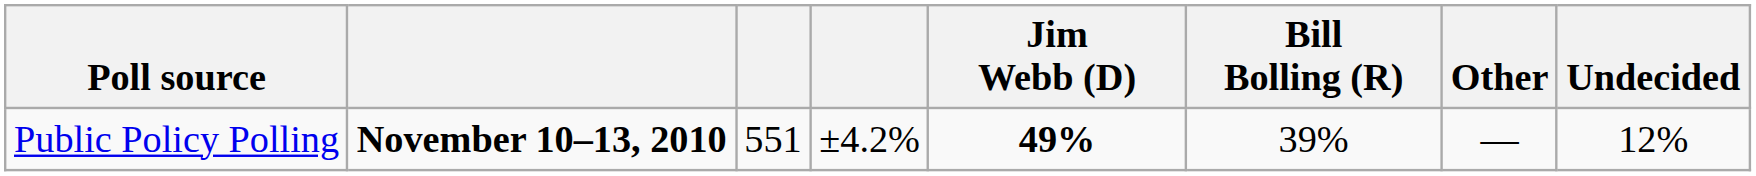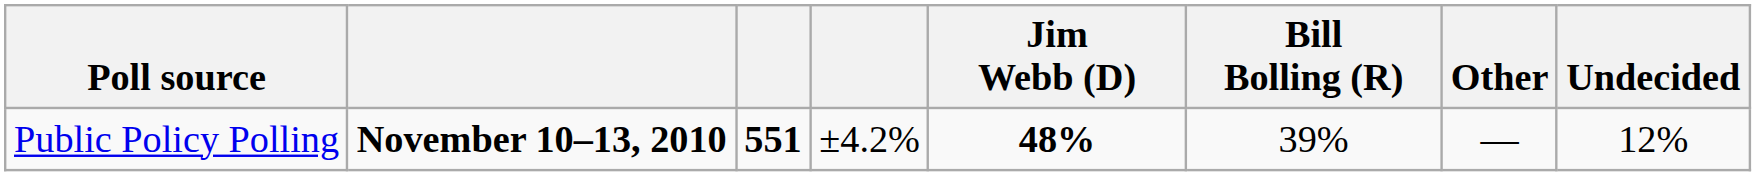(773, 138) normal -> (773, 138) bold
(1057, 138) 49% -> (1057, 138) 48%
